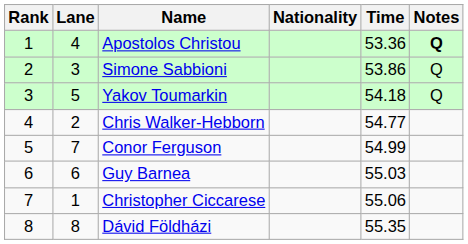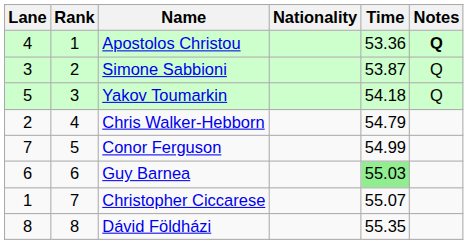columns swapped: (28, 17) <-> (75, 17)
(385, 69) 53.86 -> (385, 69) 53.87
(385, 122) 54.77 -> (385, 122) 54.79
(385, 174) no background -> (385, 174) lightgreen background
(385, 200) 55.06 -> (385, 200) 55.07
